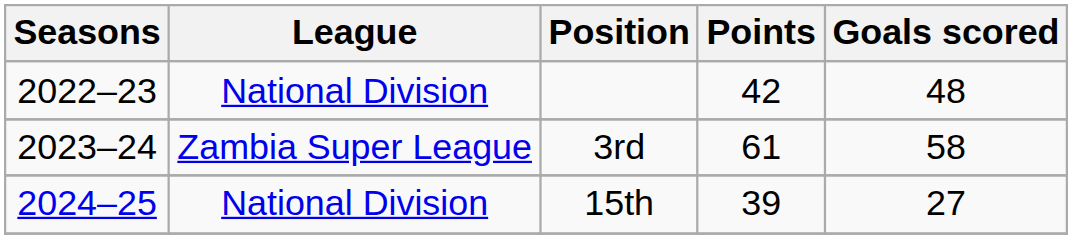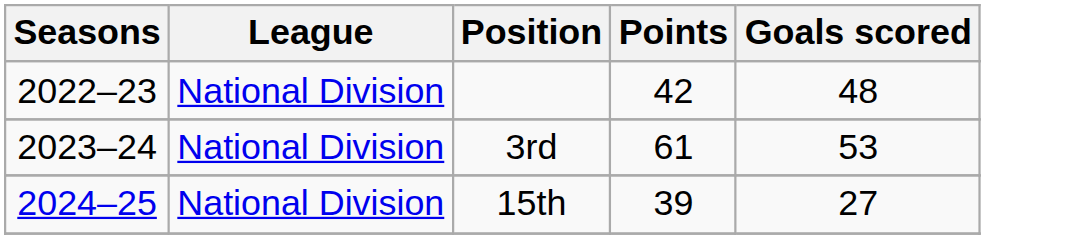(355, 146) Zambia Super League -> (311, 146) National Division
(946, 146) 58 -> (858, 146) 53
